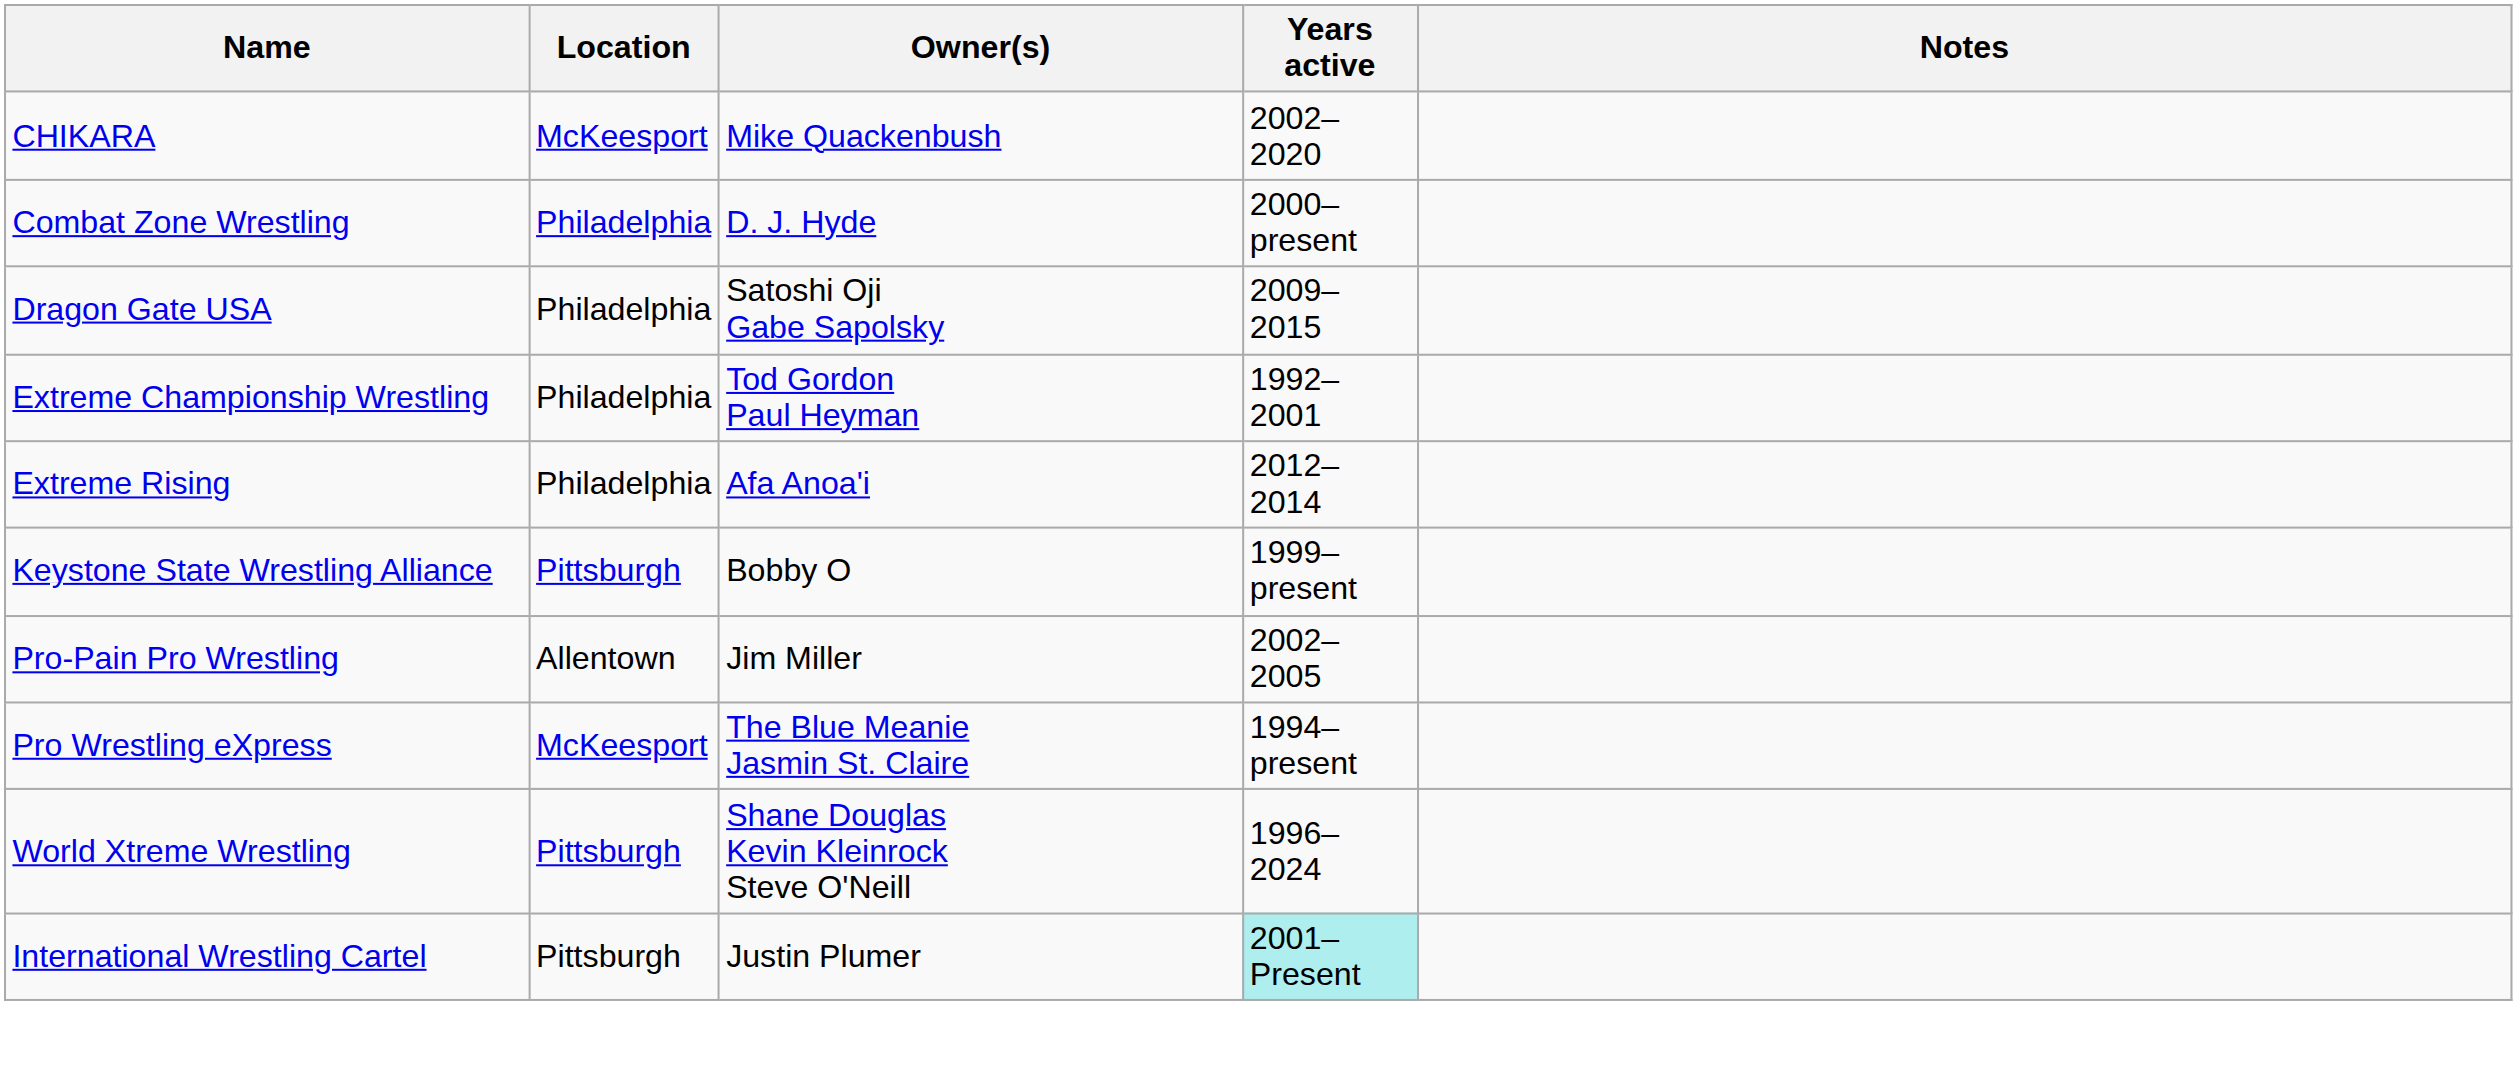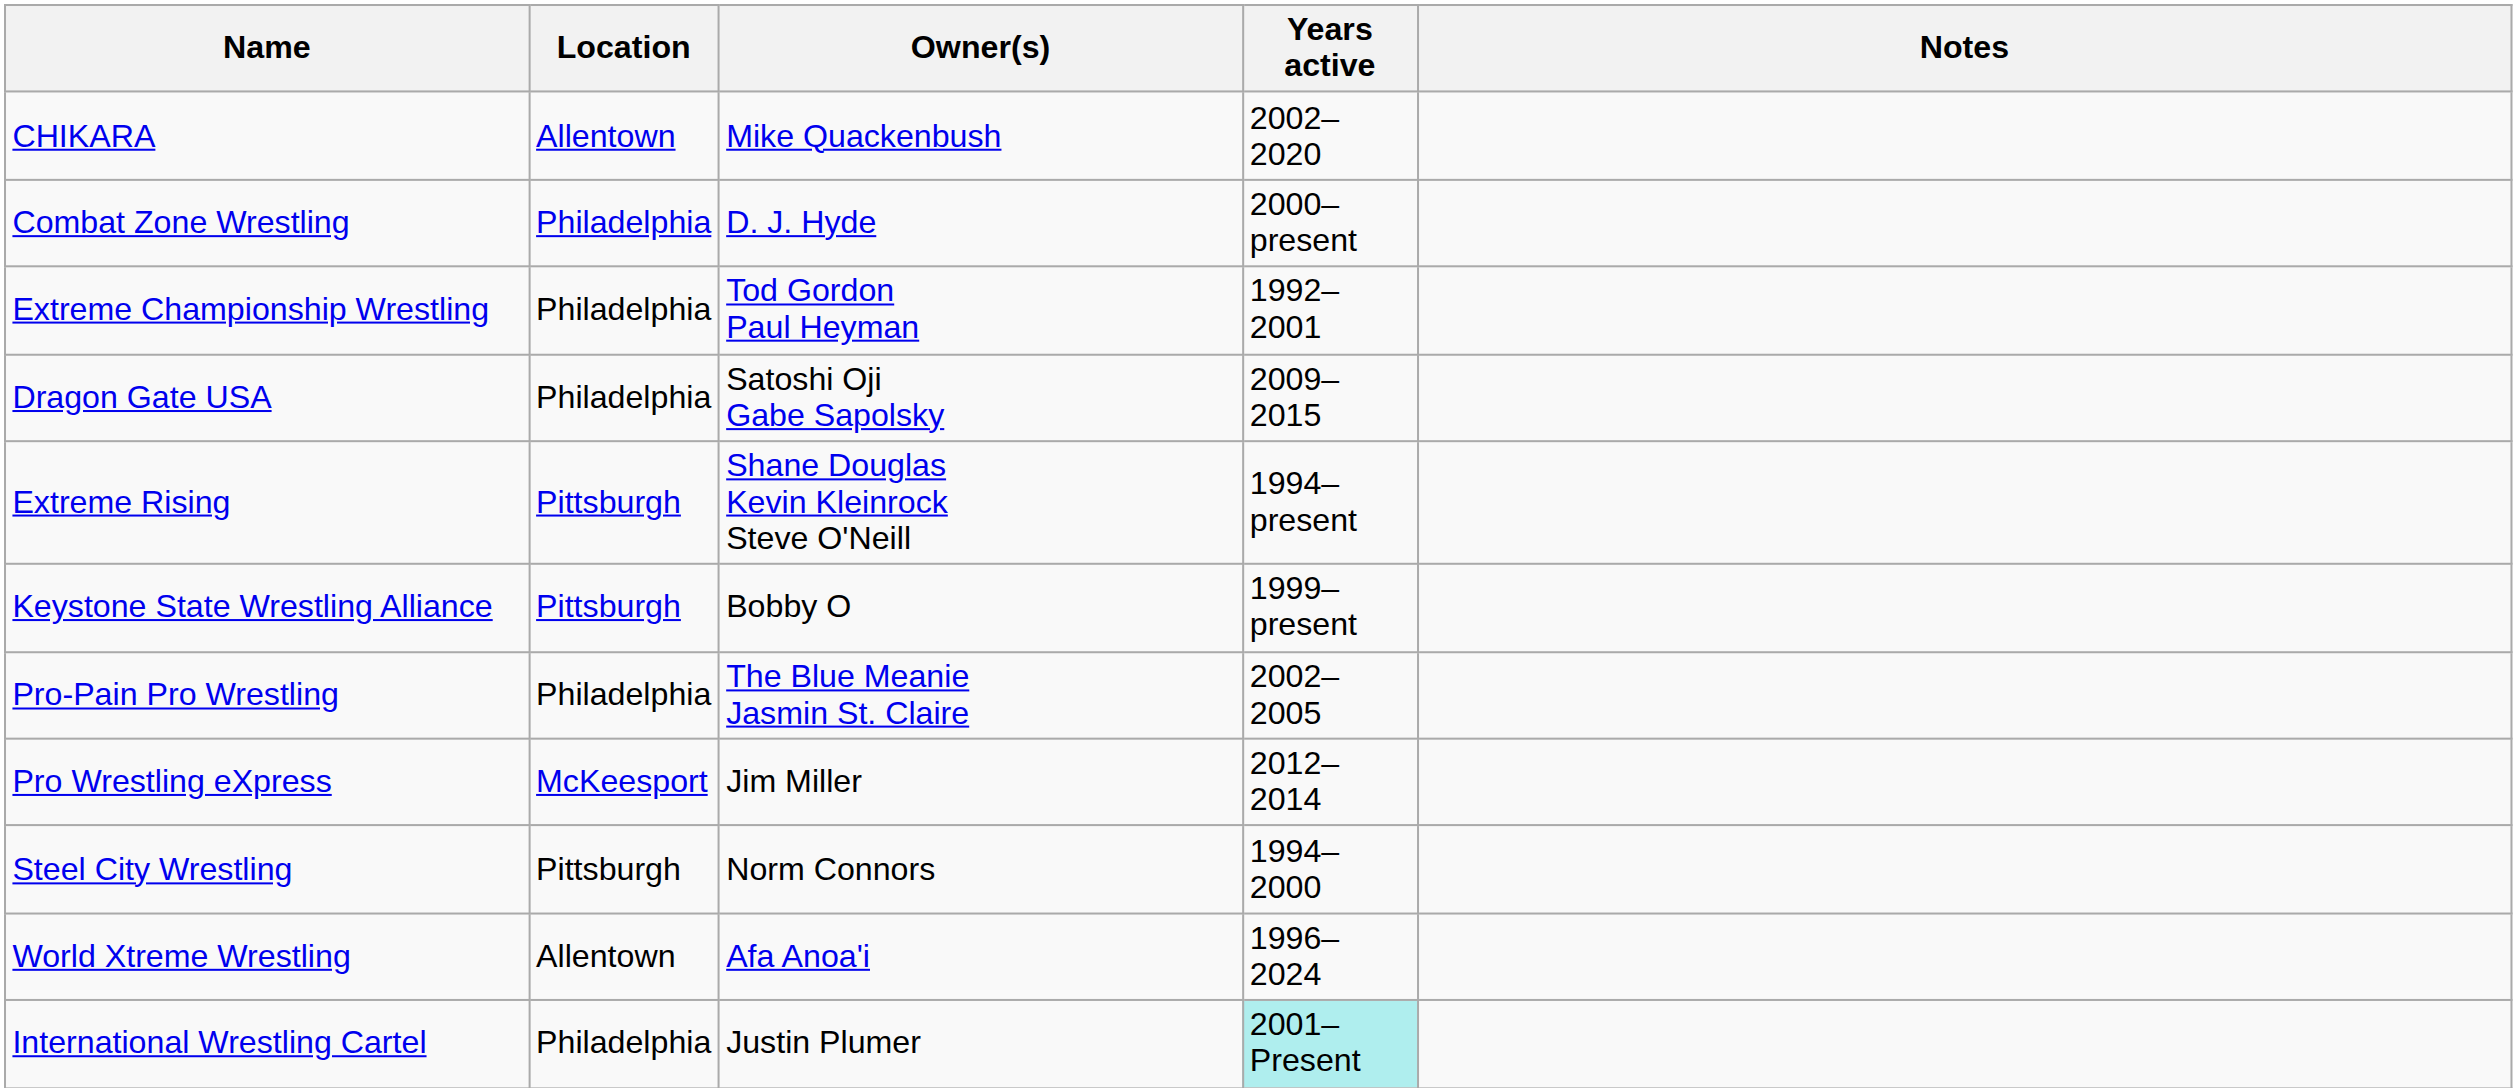(622, 135) McKeesport -> (606, 135) Allentown
rows swapped: (142, 309) <-> (251, 396)
(624, 484) Philadelphia -> (608, 502) Pittsburgh
(798, 484) Afa Anoa'i -> (837, 502) Shane Douglas Kevin Kleinrock Steve O'Neill
(1294, 484) 2012–2014 -> (1303, 502) 1994–present
(606, 658) Allentown -> (624, 694) Philadelphia
(794, 658) Jim Miller -> (848, 694) The Blue Meanie Jasmin St. Claire
(848, 745) The Blue Meanie Jasmin St. Claire -> (794, 781) Jim Miller
(1303, 745) 1994–present -> (1294, 781) 2012–2014
+ row: (152, 868)
(608, 850) Pittsburgh -> (606, 956) Allentown
(837, 850) Shane Douglas Kevin Kleinrock Steve O'Neill -> (798, 956) Afa Anoa'i
(608, 956) Pittsburgh -> (624, 1043) Philadelphia
